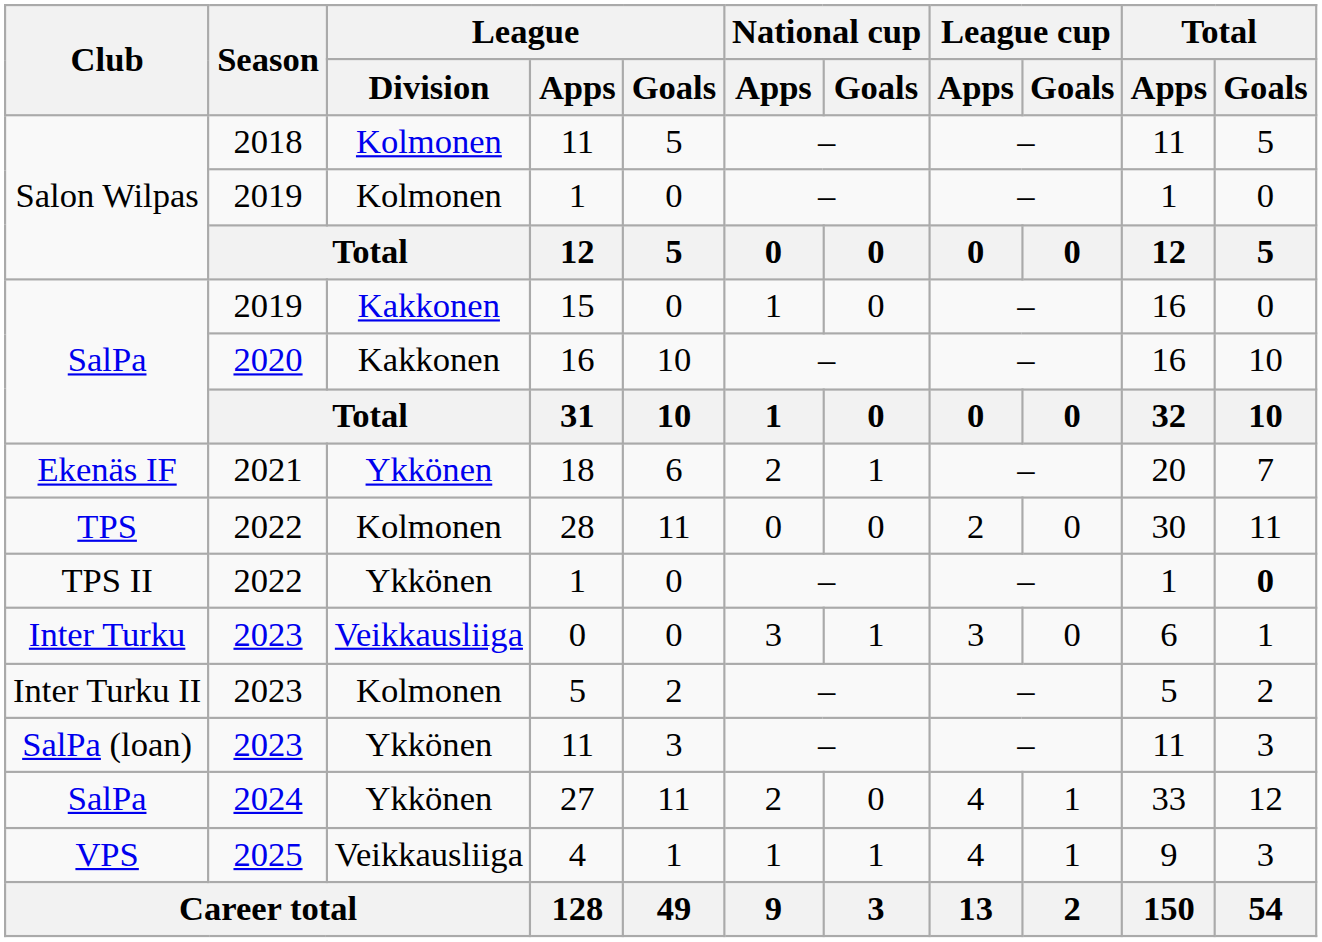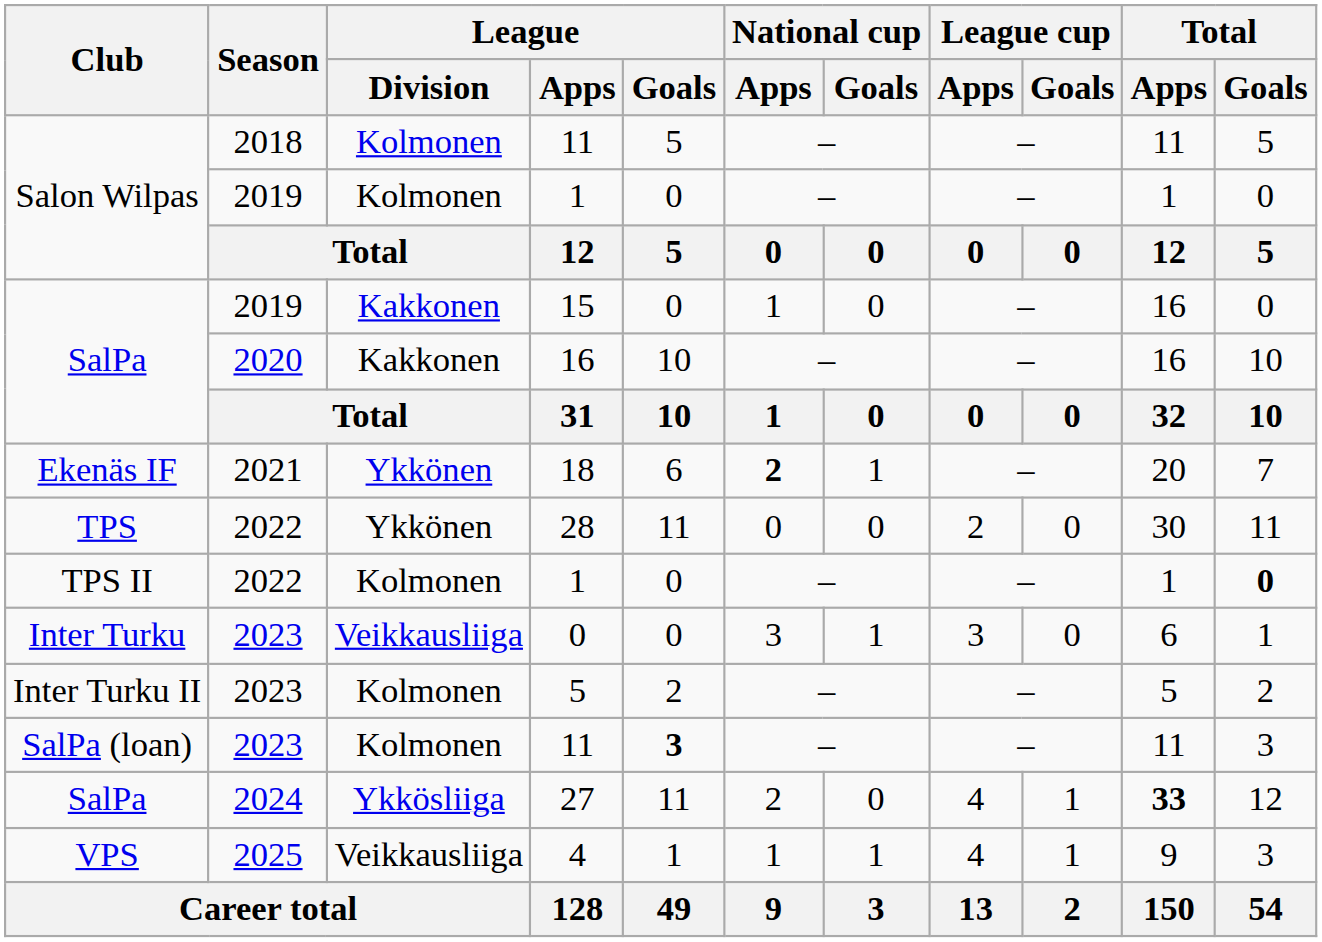(773, 470) normal -> (773, 470) bold
(429, 525) Kolmonen -> (429, 525) Ykkönen
(429, 580) Ykkönen -> (429, 580) Kolmonen
(429, 744) Ykkönen -> (429, 744) Kolmonen
(674, 744) normal -> (674, 744) bold
(429, 799) Ykkönen -> (429, 799) Ykkösliiga
(1169, 799) normal -> (1169, 799) bold
